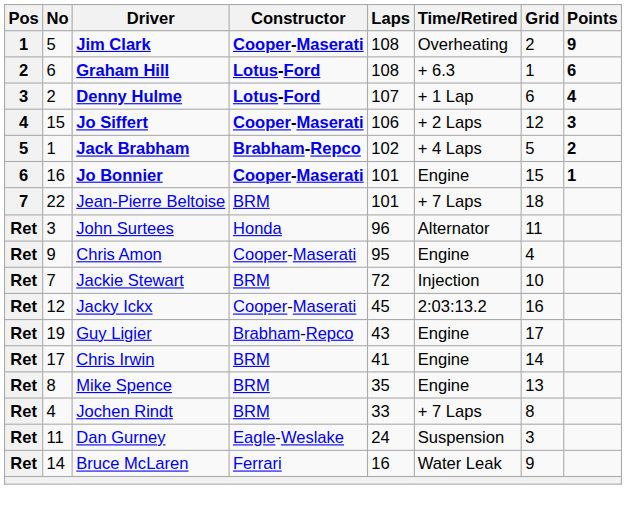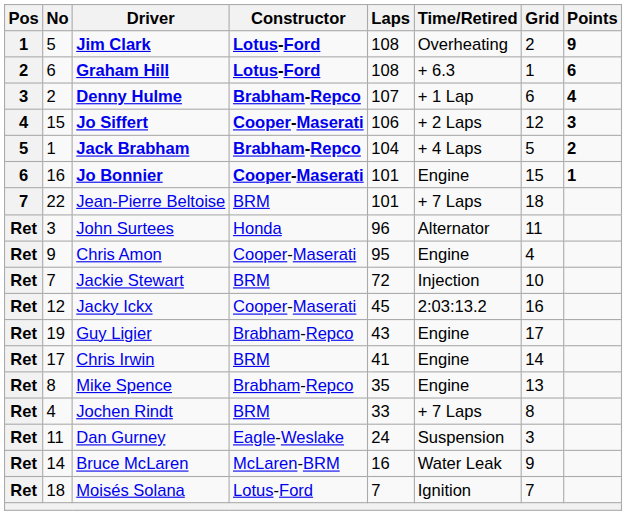(298, 44) Cooper-Maserati -> (277, 44) Lotus-Ford
(277, 97) Lotus-Ford -> (297, 97) Brabham-Repco
(385, 149) 102 -> (385, 149) 104
(251, 385) BRM -> (293, 385) Brabham-Repco
(257, 464) Ferrari -> (286, 464) McLaren-BRM
+ row: (131, 490)
